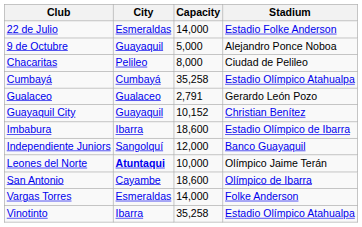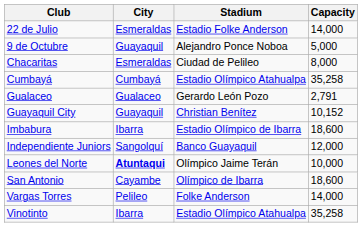columns swapped: (290, 12) <-> (198, 12)
(131, 63) Pelileo -> (143, 63) Esmeraldas
(143, 197) Esmeraldas -> (131, 197) Pelileo
